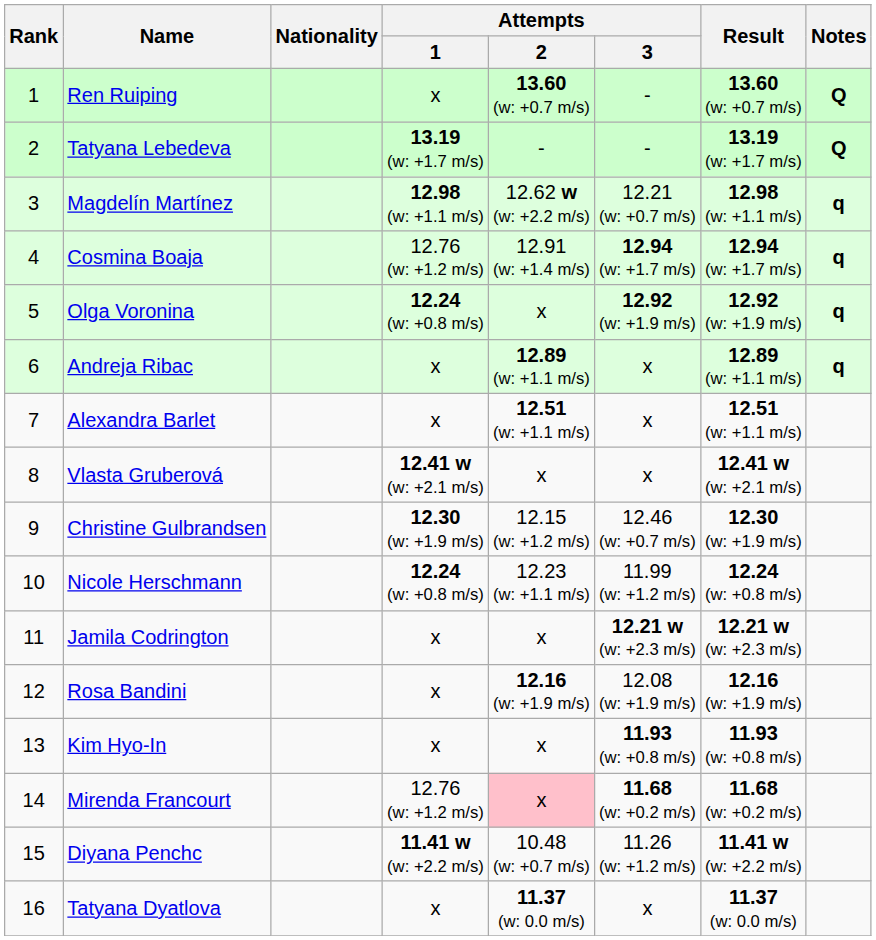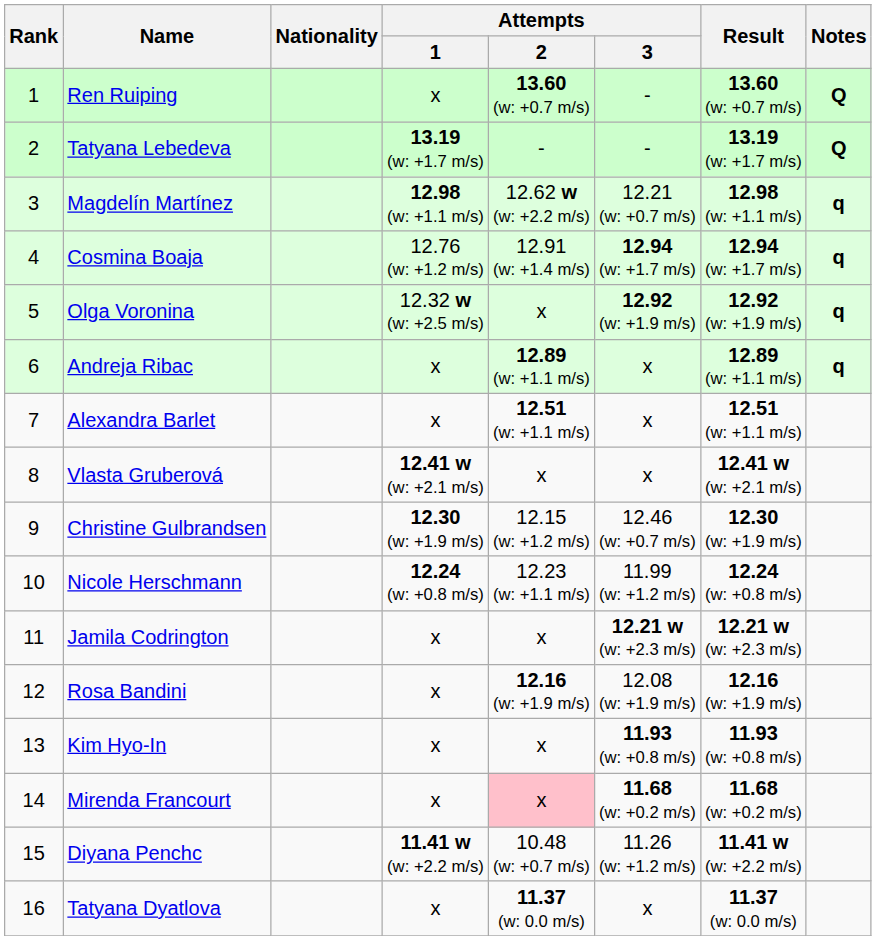(435, 311) 12.24 (w: +0.8 m/s) -> (435, 311) 12.32 w (w: +2.5 m/s)
(435, 799) 12.76 (w: +1.2 m/s) -> (435, 799) x
